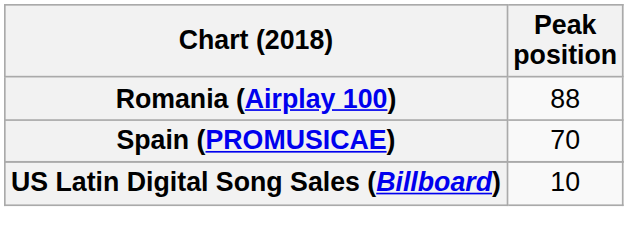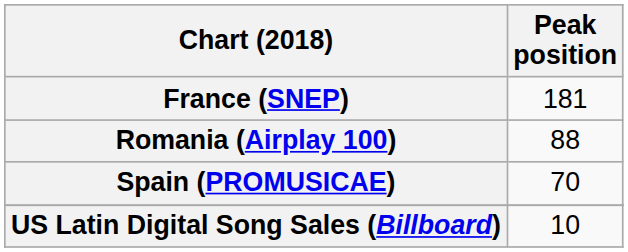+ row: (256, 98)
